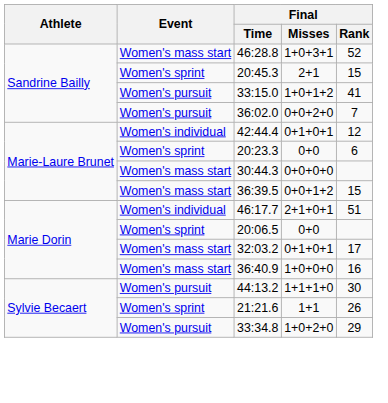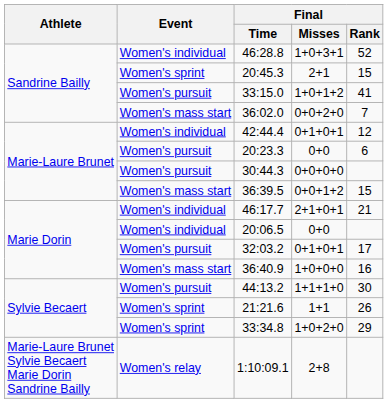(176, 54) Women's mass start -> (173, 54) Women's individual
(166, 112) Women's pursuit -> (176, 112) Women's mass start
(162, 152) Women's sprint -> (166, 152) Women's pursuit
(176, 171) Women's mass start -> (166, 171) Women's pursuit
(354, 210) 51 -> (365, 210) 21
(162, 230) Women's sprint -> (173, 230) Women's individual
(176, 249) Women's mass start -> (166, 249) Women's pursuit
(166, 328) Women's pursuit -> (162, 328) Women's sprint
+ row: (263, 368)
